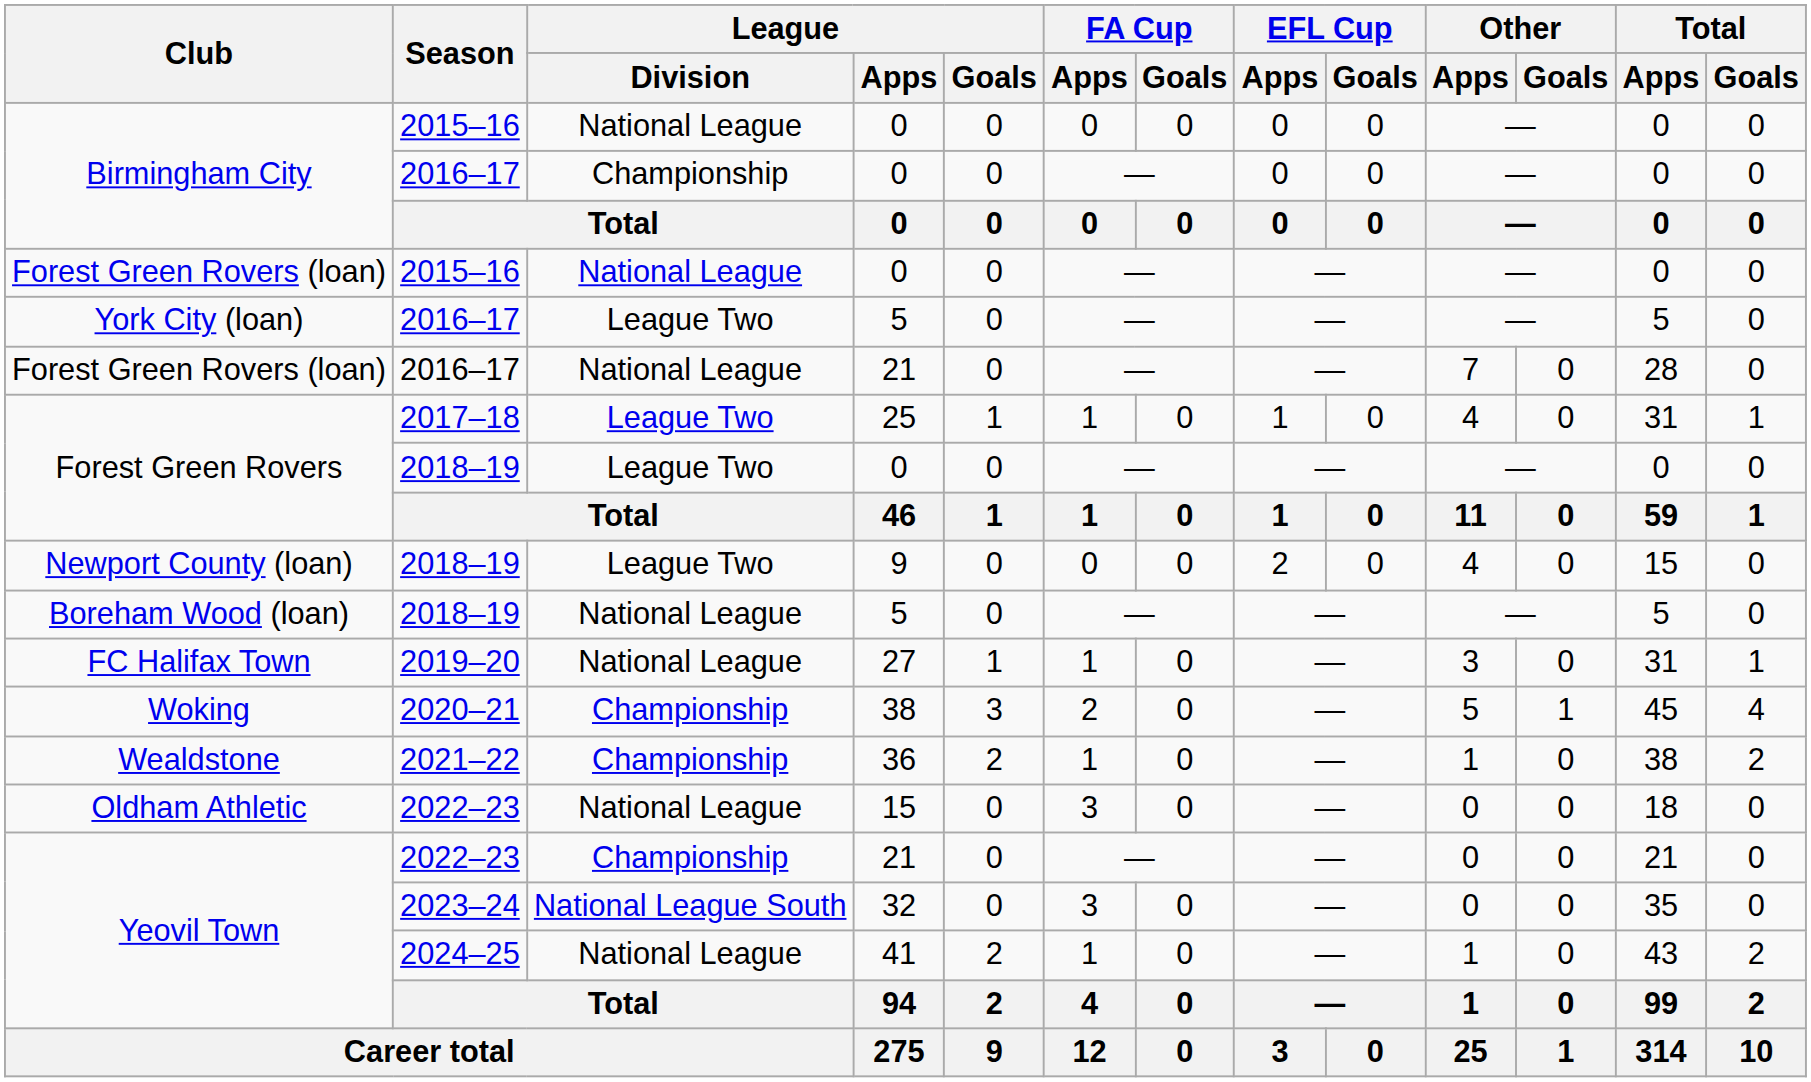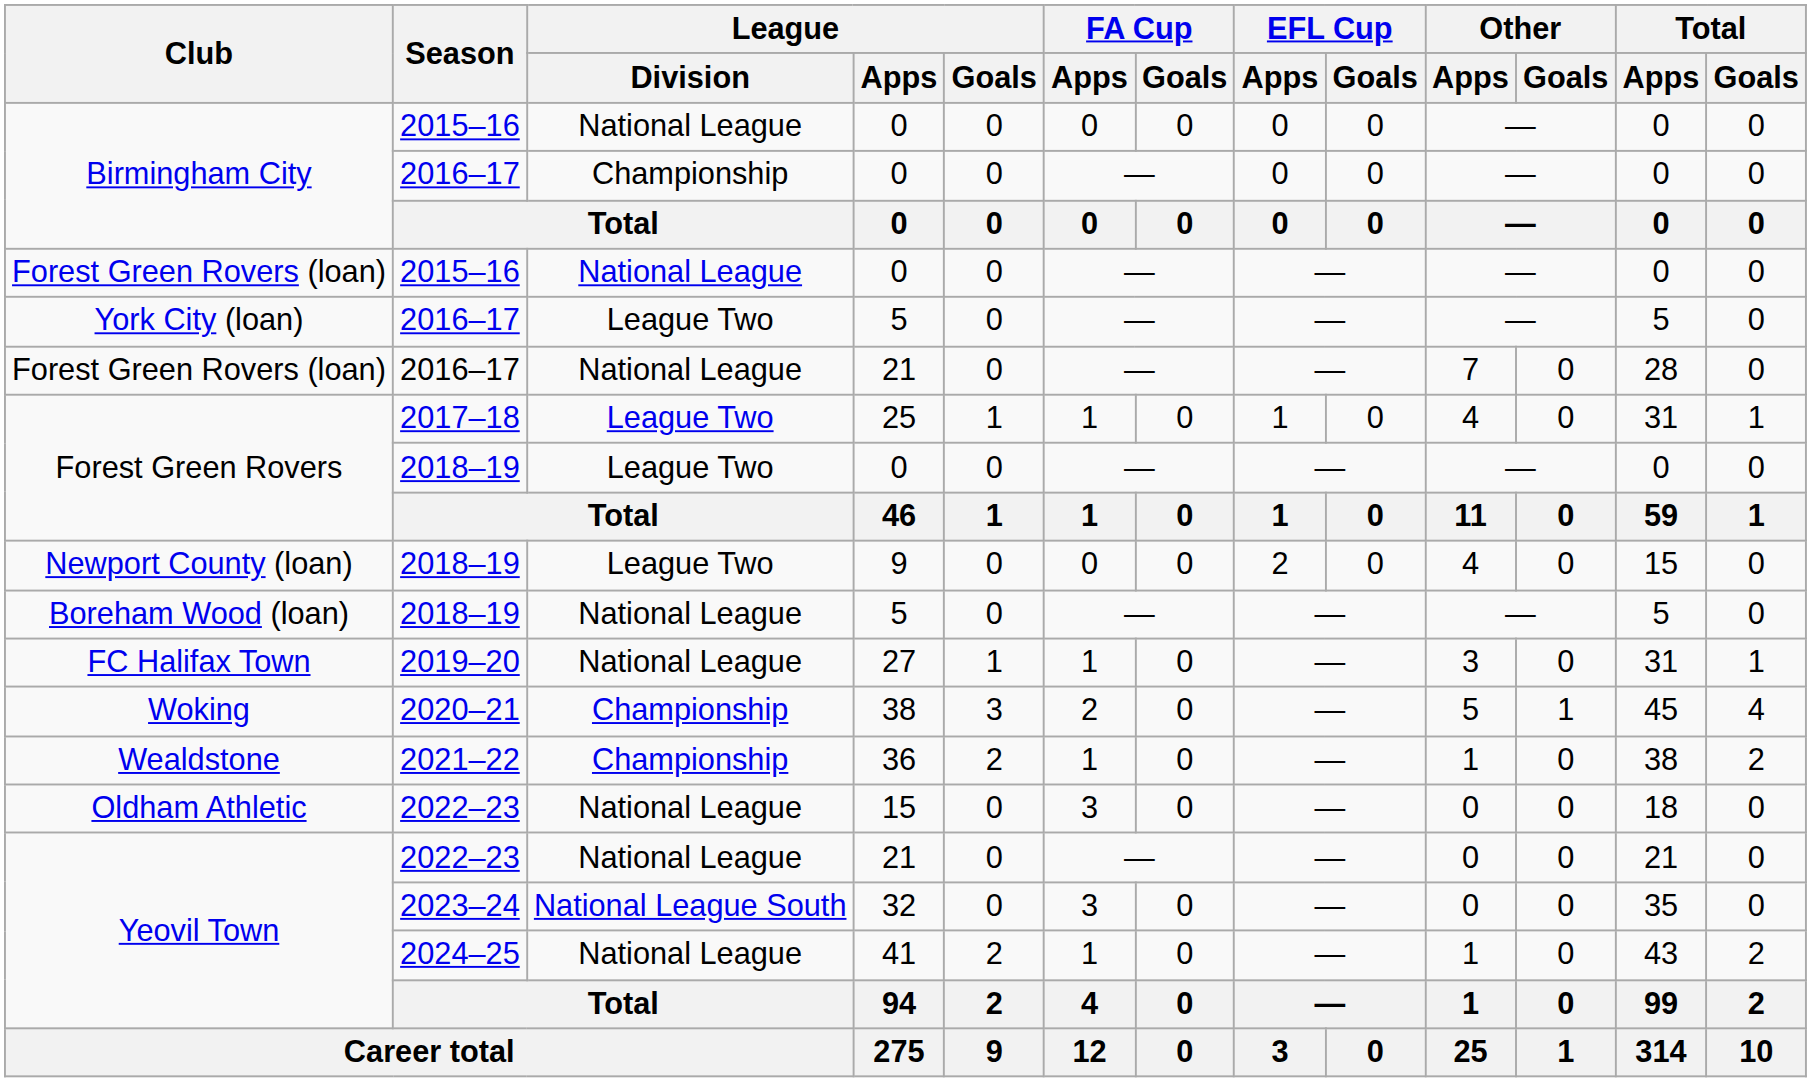(690, 857) Championship -> (690, 857) National League
